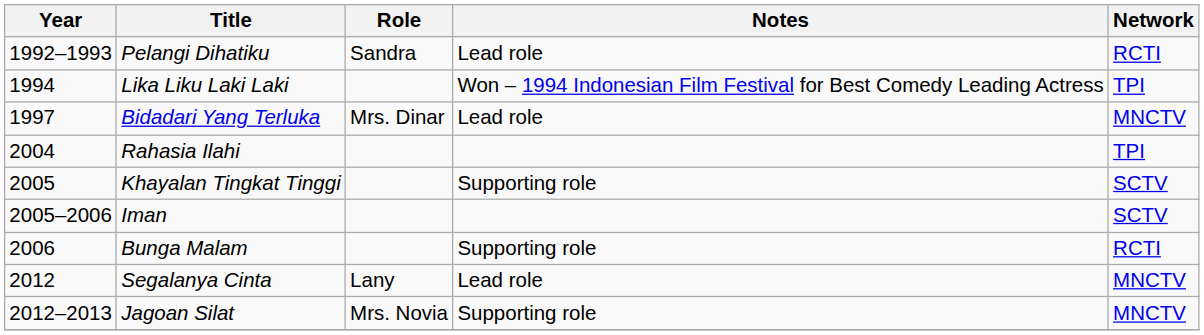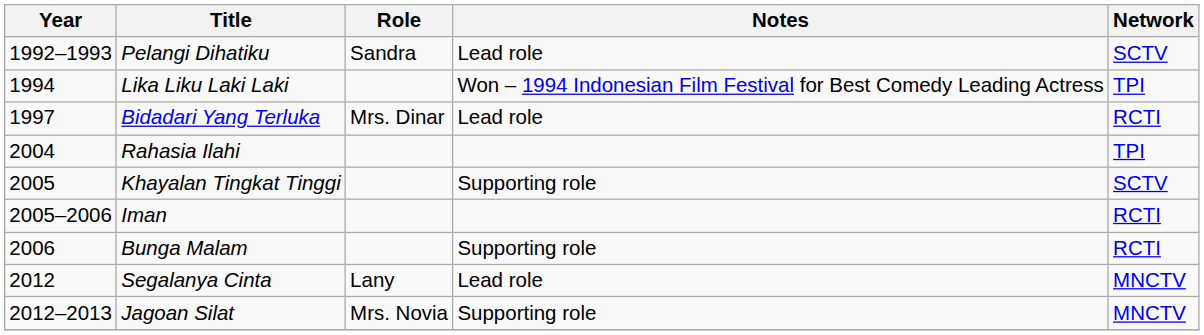(1137, 53) RCTI -> (1140, 53) SCTV
(1150, 118) MNCTV -> (1137, 118) RCTI
(1140, 215) SCTV -> (1137, 215) RCTI
